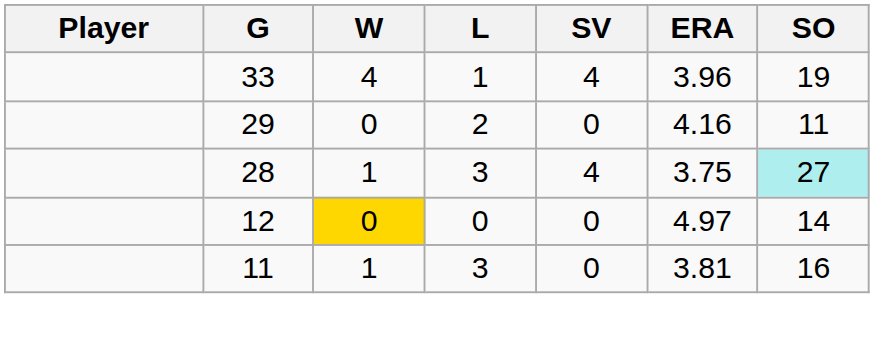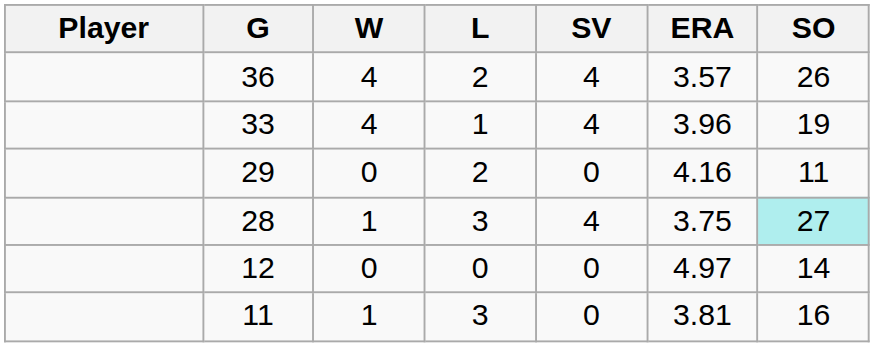+ row: (258, 76)
(369, 220) gold background -> (369, 268) no background
